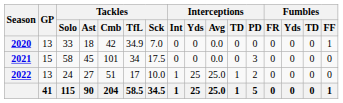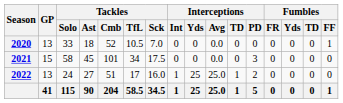(111, 43) 42 -> (111, 43) 52
(135, 43) 34.9 -> (135, 43) 10.5
(157, 75) 10.0 -> (157, 75) 16.0
